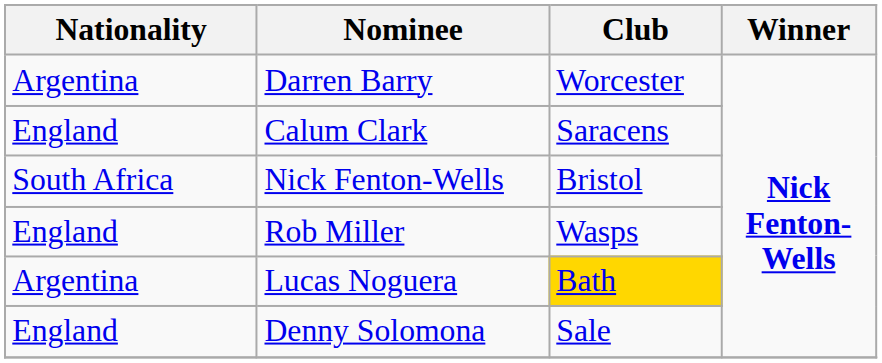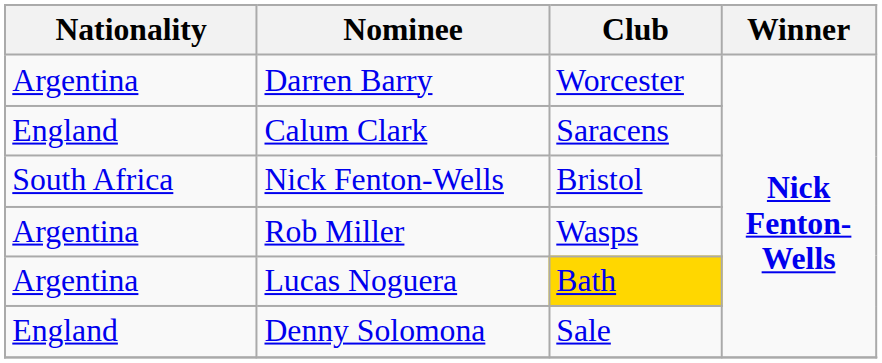(65, 230) England -> (75, 230) Argentina
